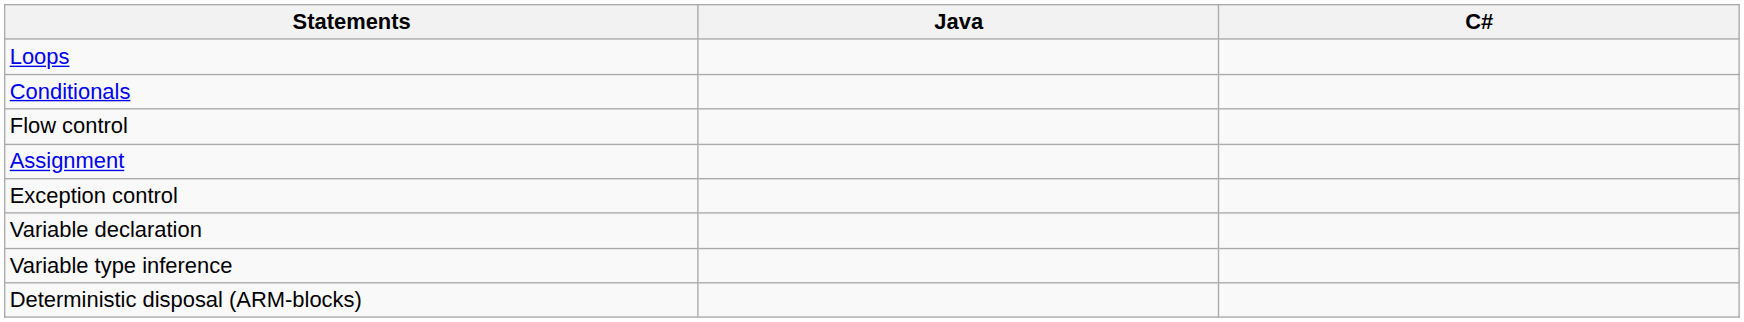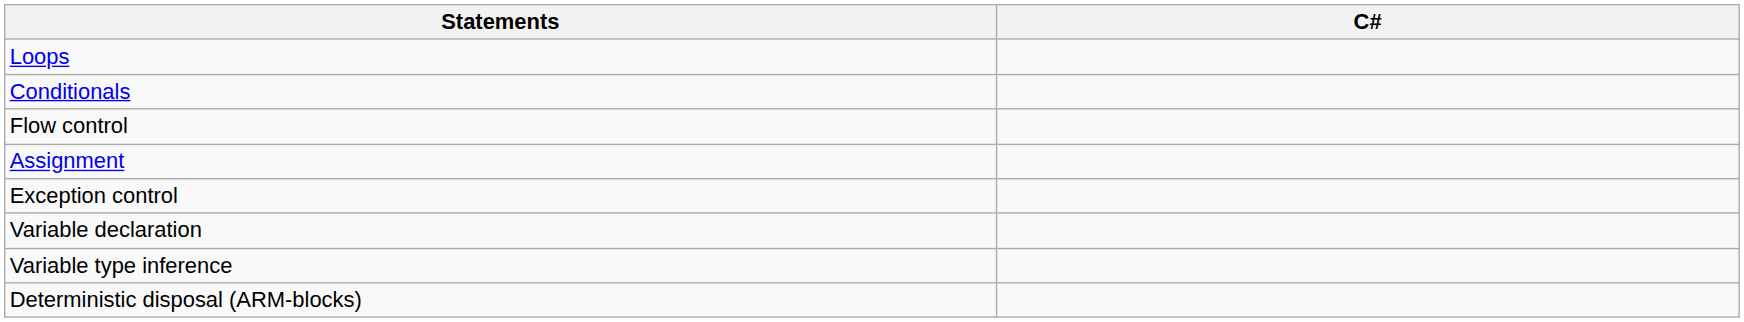- column: (959, 21)
